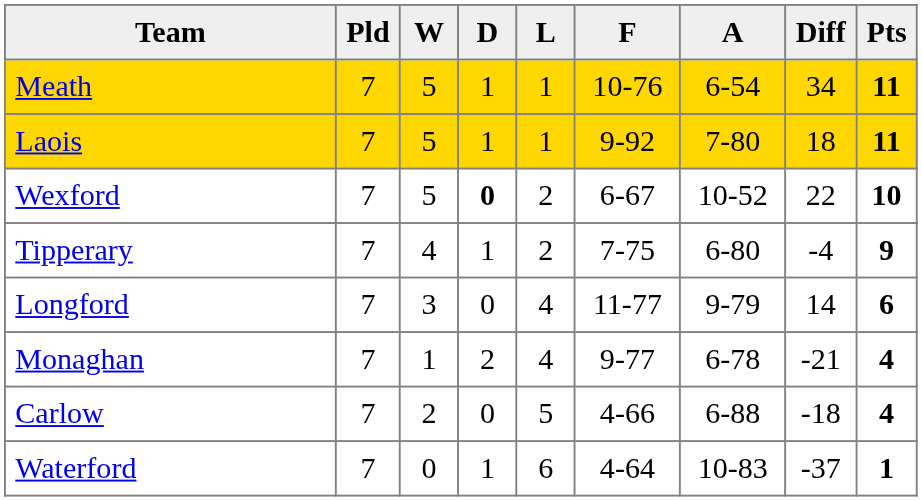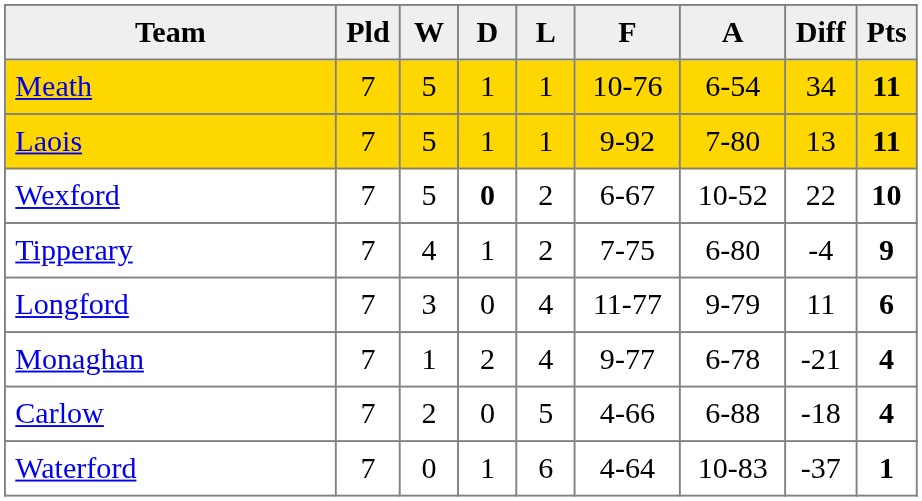(821, 140) 18 -> (821, 140) 13
(821, 304) 14 -> (821, 304) 11
